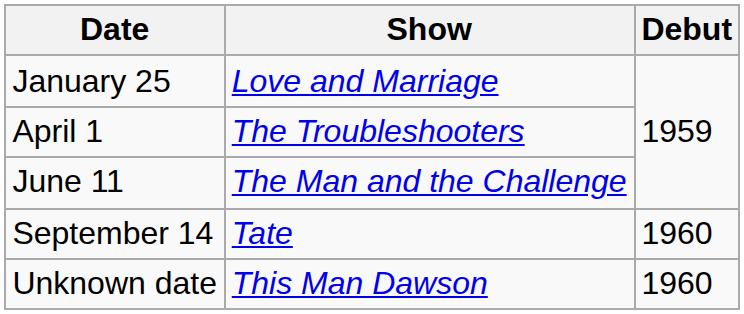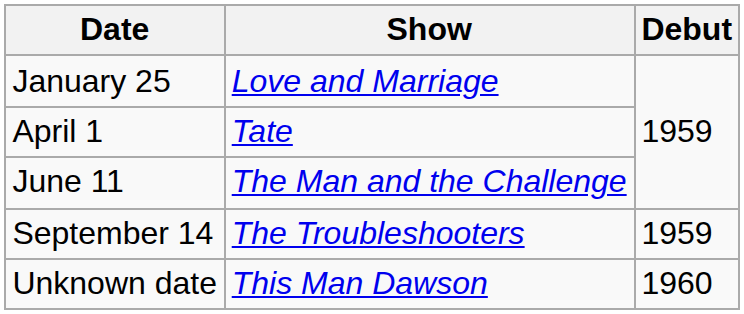(378, 131) The Troubleshooters -> (262, 131) Tate
(262, 232) Tate -> (378, 232) The Troubleshooters
(677, 232) 1960 -> (677, 232) 1959
